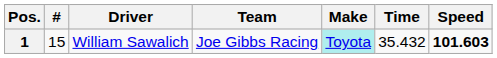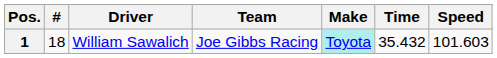(57, 42) 15 -> (57, 42) 18
(461, 42) bold -> (461, 42) normal
